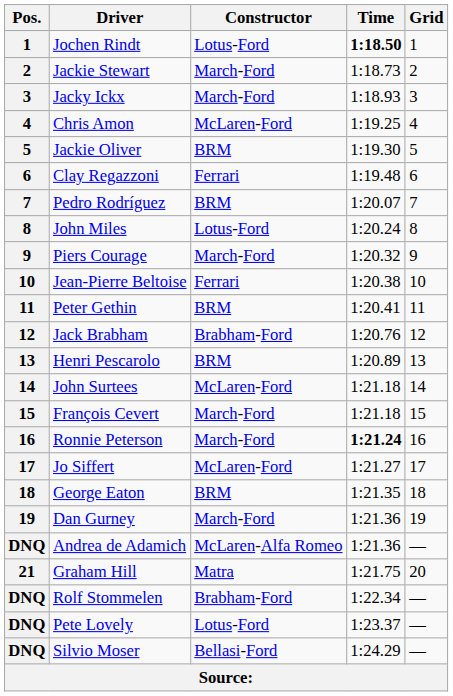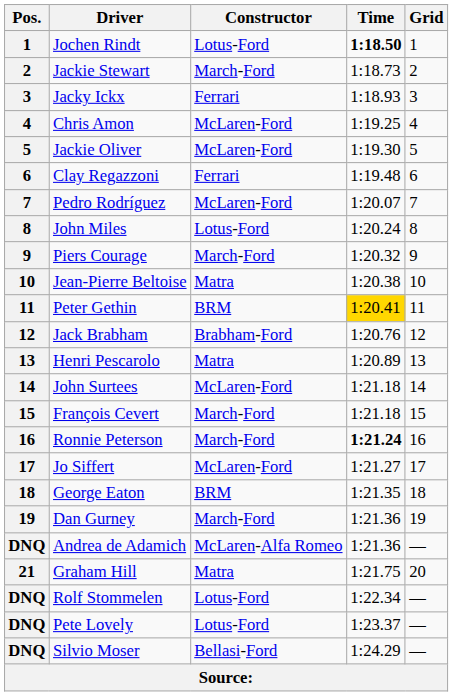(234, 96) March-Ford -> (217, 96) Ferrari
(213, 149) BRM -> (243, 149) McLaren-Ford
(213, 202) BRM -> (243, 202) McLaren-Ford
(217, 281) Ferrari -> (214, 281) Matra
(375, 307) no background -> (375, 307) gold background
(213, 360) BRM -> (214, 360) Matra
(243, 598) Brabham-Ford -> (232, 598) Lotus-Ford
